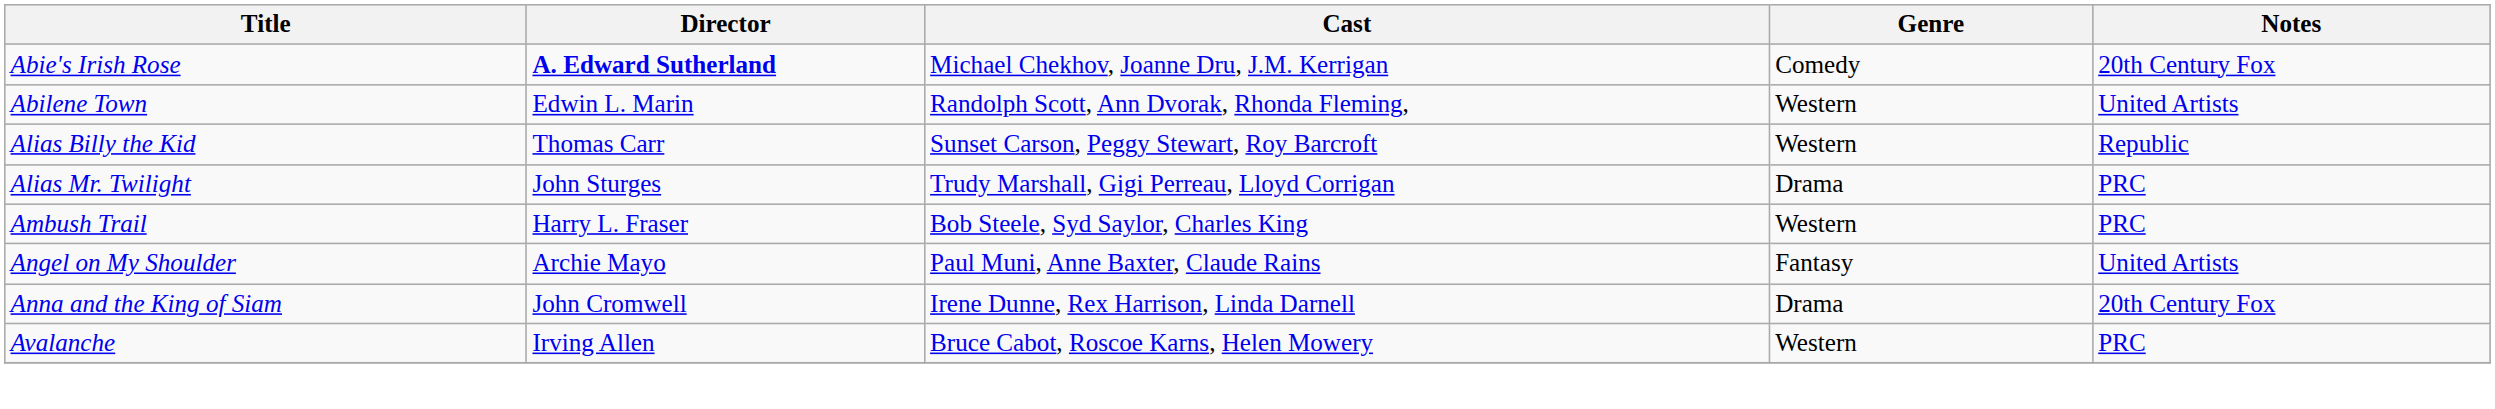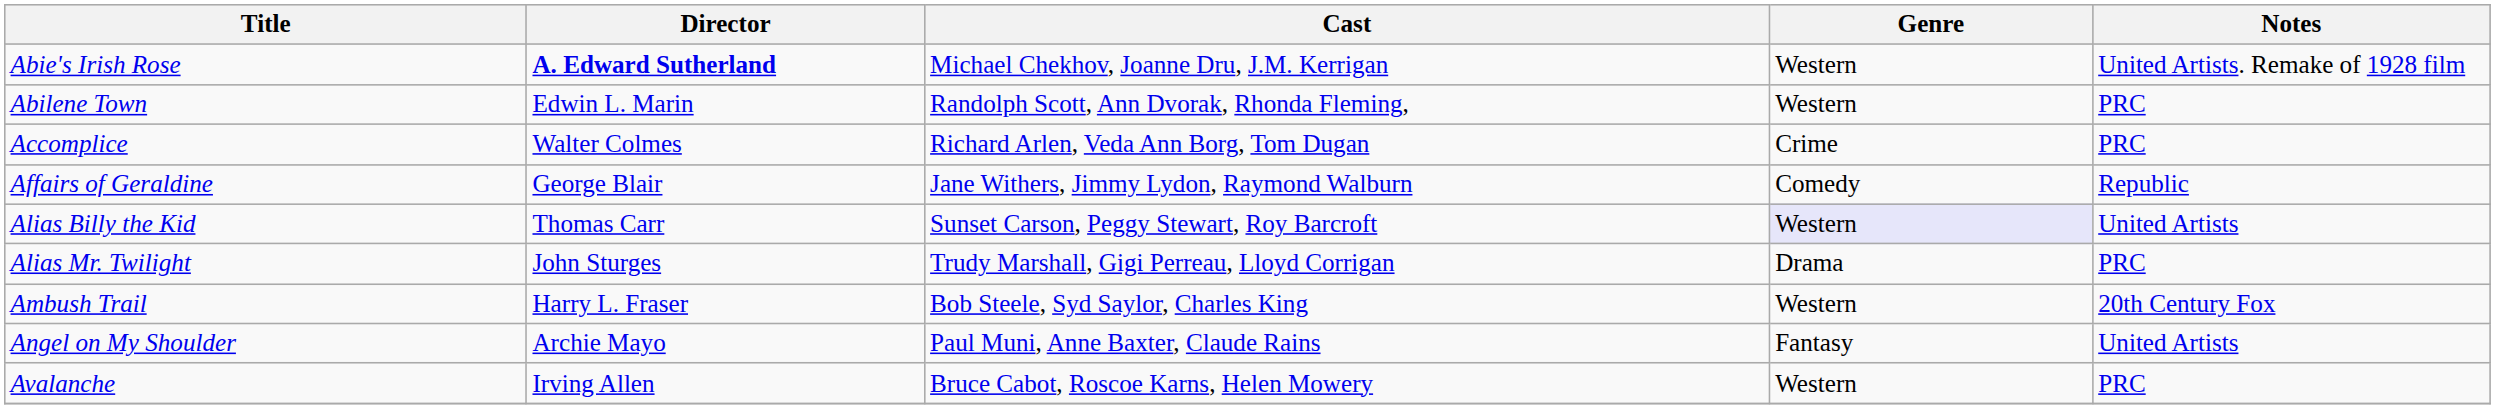(1818, 64) Comedy -> (1816, 64) Western
(2187, 64) 20th Century Fox -> (2282, 64) United Artists. Remake of 1928 film
(2168, 104) United Artists -> (2122, 104) PRC
+ row: (69, 143)
+ row: (112, 183)
(1816, 143) no background -> (1816, 223) lavender background
(2144, 143) Republic -> (2168, 223) United Artists
(2122, 223) PRC -> (2187, 303) 20th Century Fox
- row: (146, 303)
